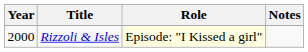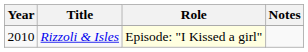(21, 36) 2000 -> (21, 36) 2010
